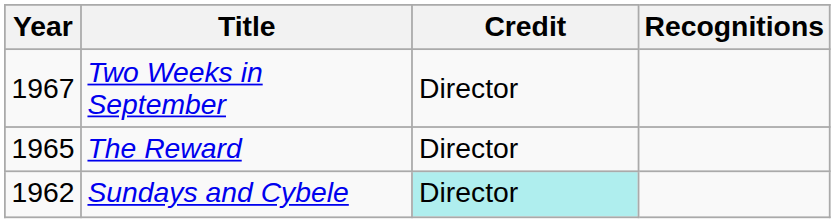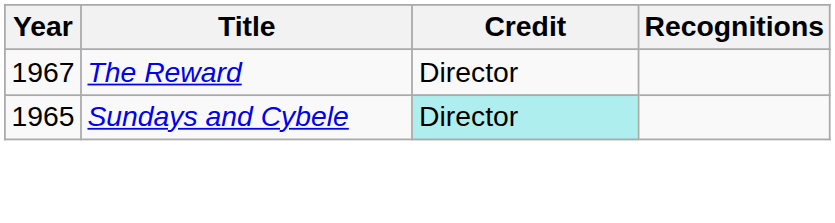- row: (175, 87)
(43, 148) 1965 -> (43, 71) 1967
(43, 193) 1962 -> (43, 116) 1965
